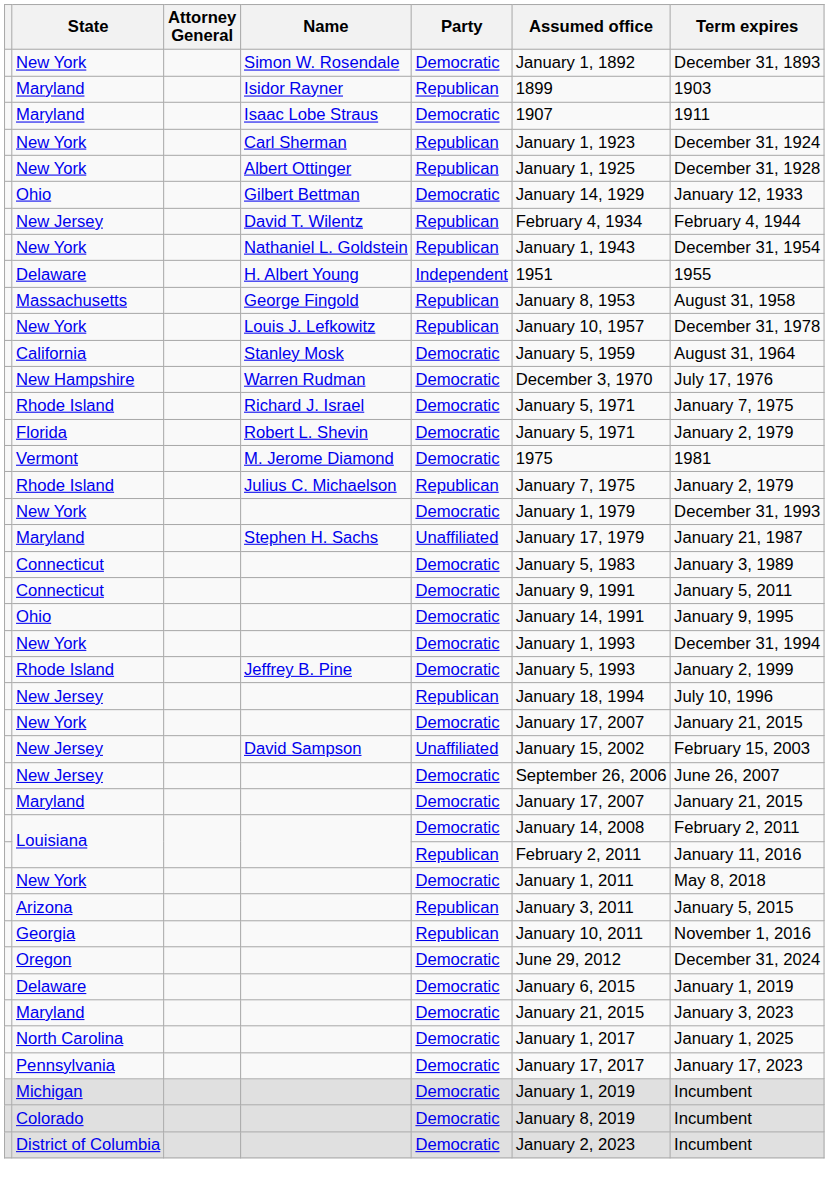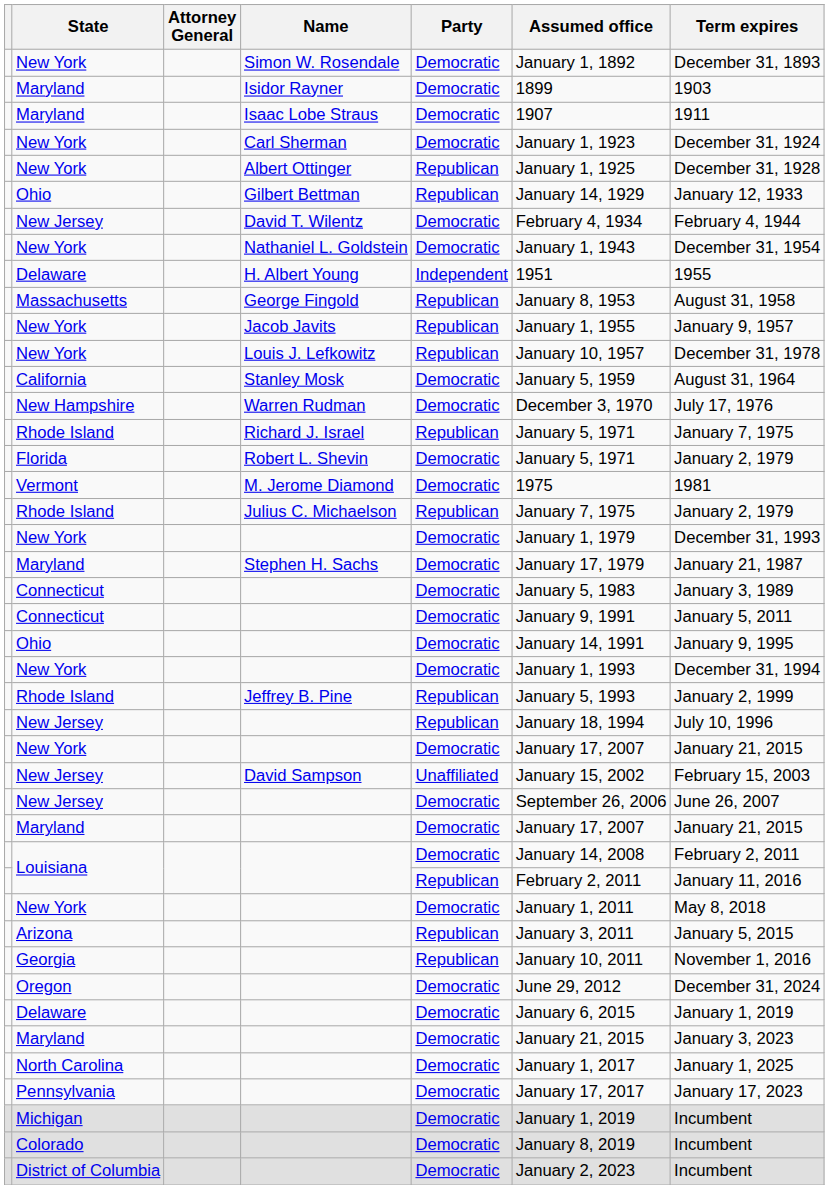(457, 89) Republican -> (458, 89) Democratic
(457, 141) Republican -> (458, 141) Democratic
(458, 194) Democratic -> (457, 194) Republican
(457, 221) Republican -> (458, 221) Democratic
(457, 247) Republican -> (458, 247) Democratic
+ row: (51, 326)
(458, 405) Democratic -> (457, 432) Republican
(457, 537) Unaffiliated -> (458, 564) Democratic
(458, 669) Democratic -> (457, 696) Republican
